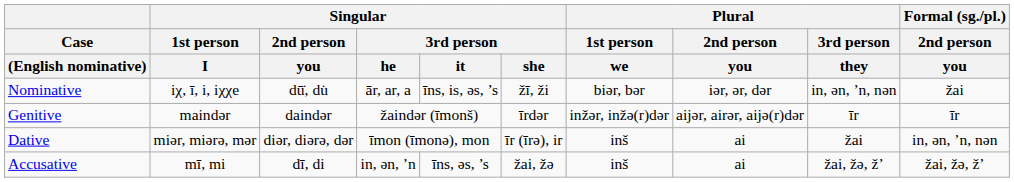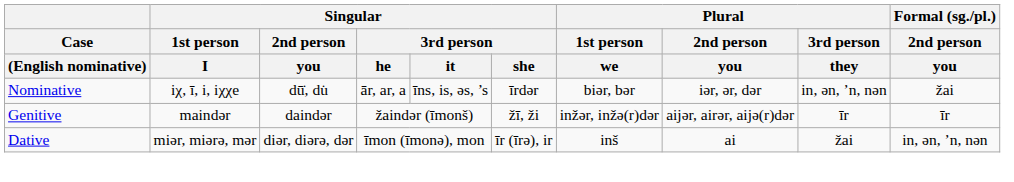(534, 90) žī, ži -> (524, 90) īrdər
(534, 115) īrdər -> (524, 115) žī, ži
- row: (43, 164)
